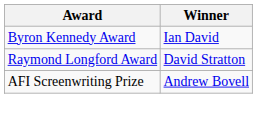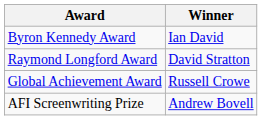+ row: (85, 81)
